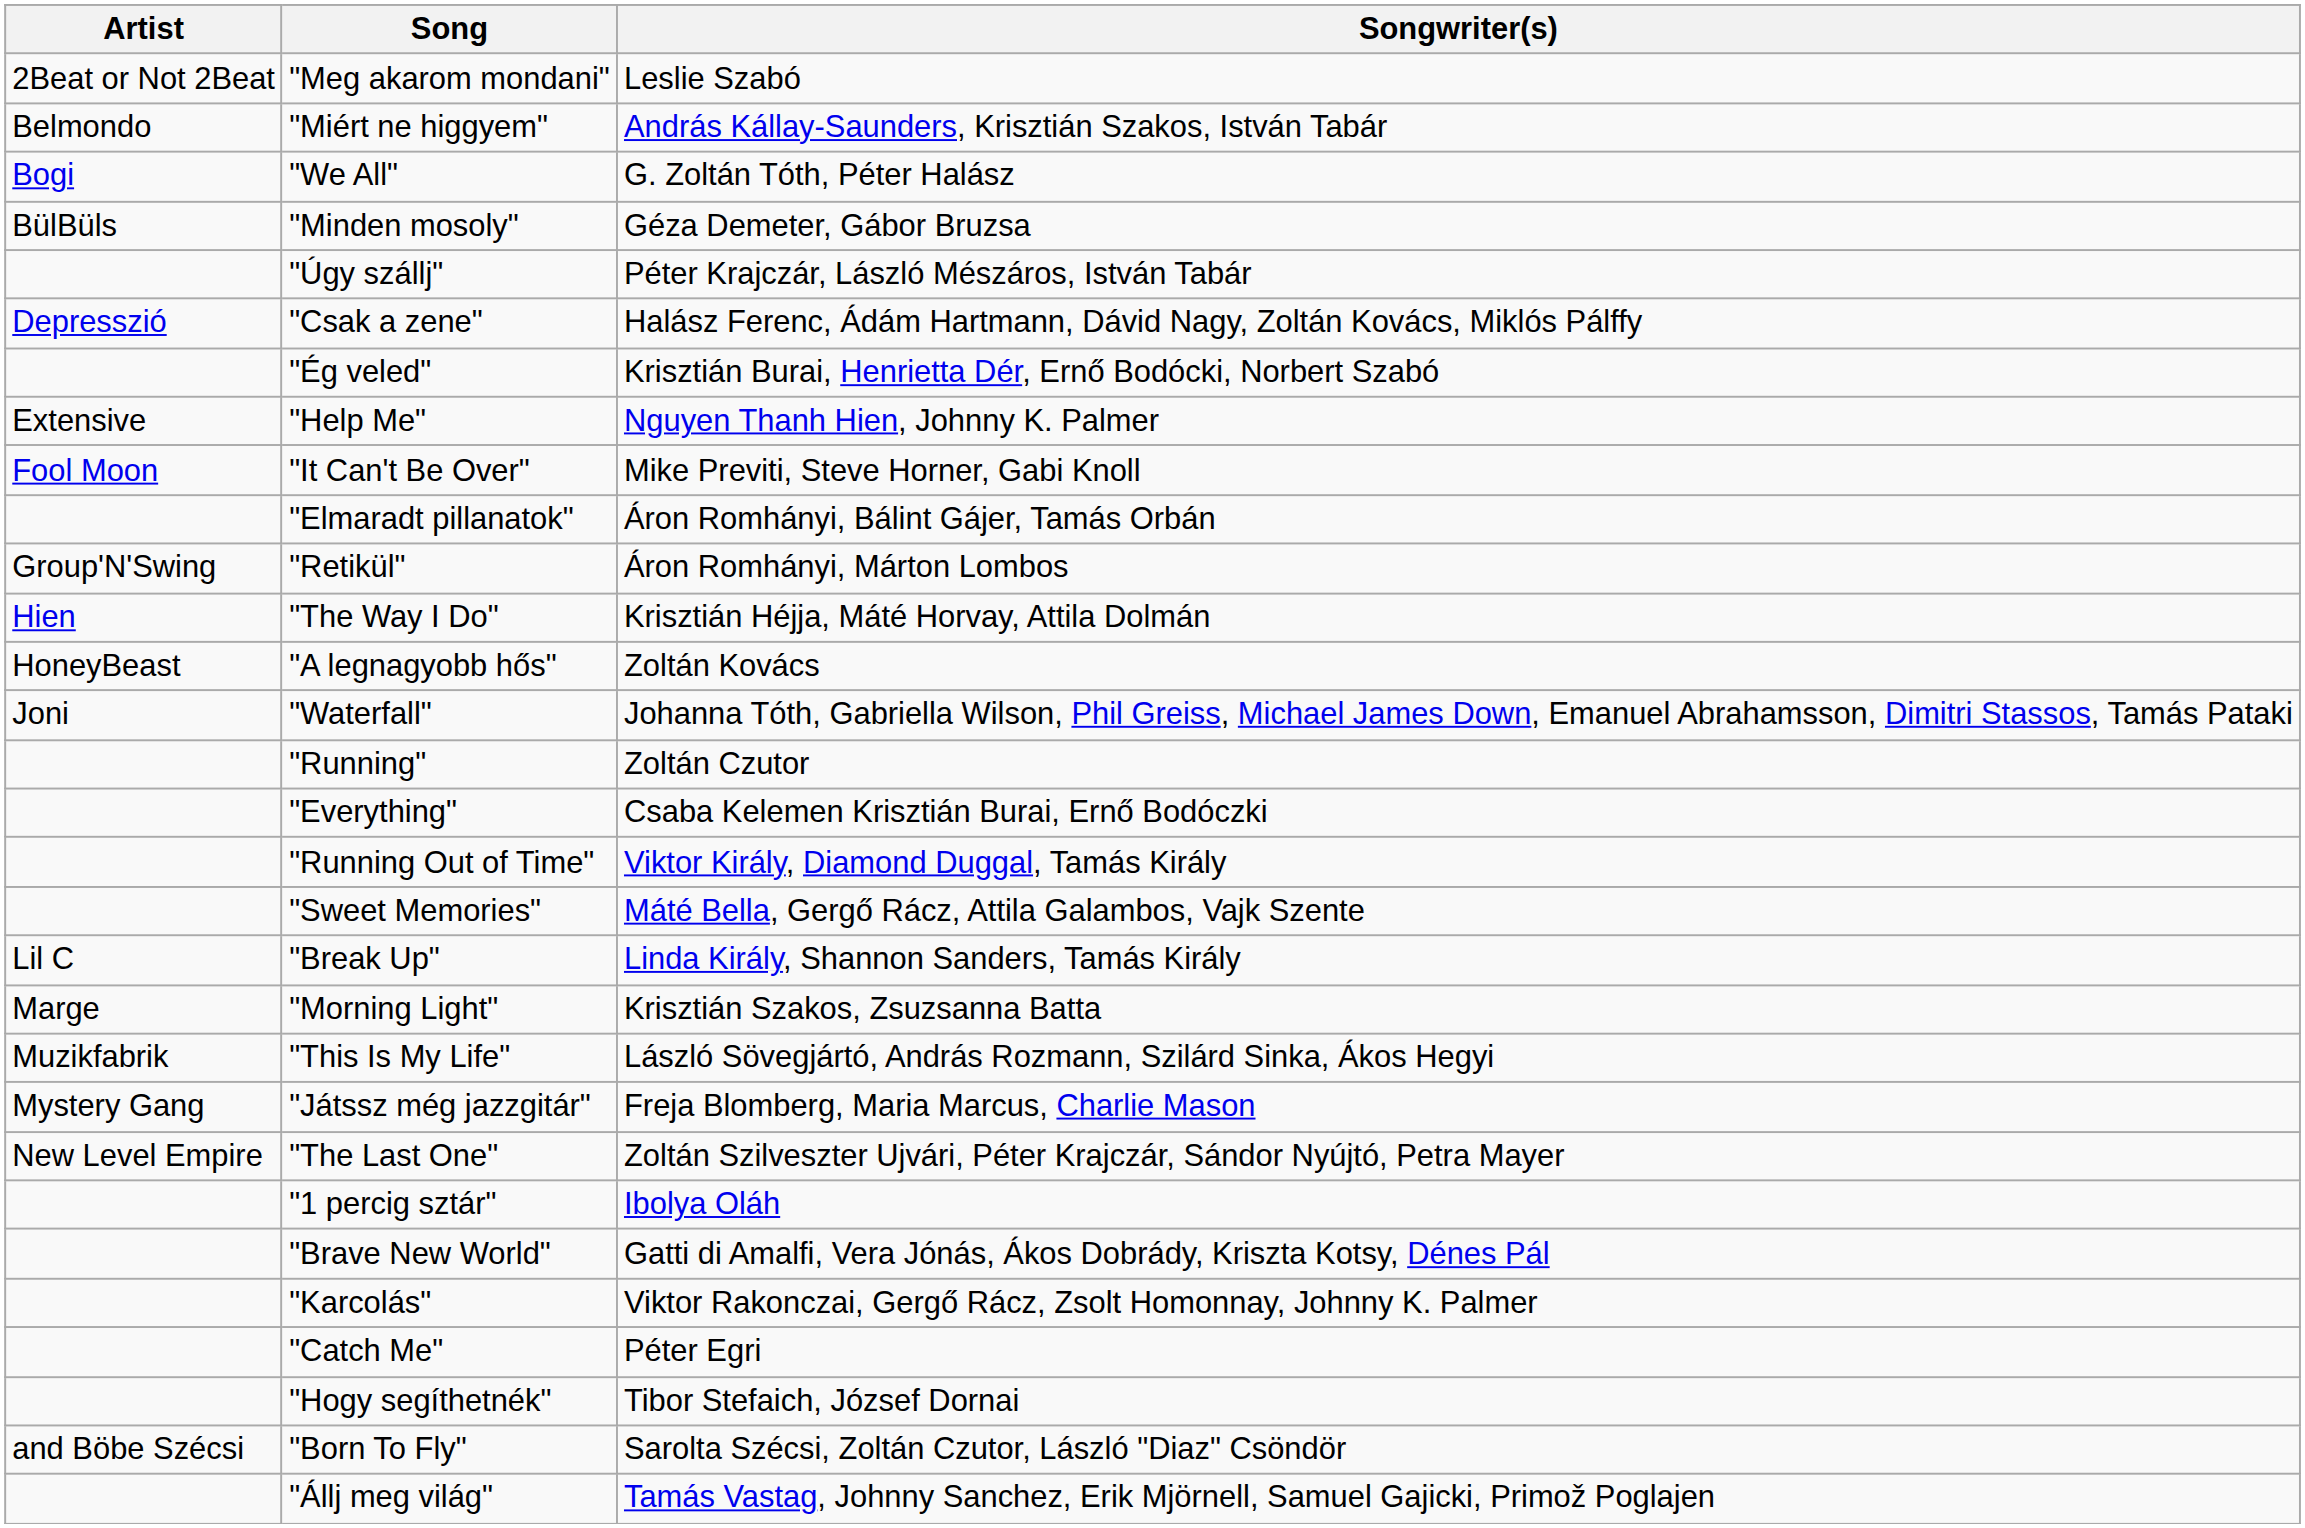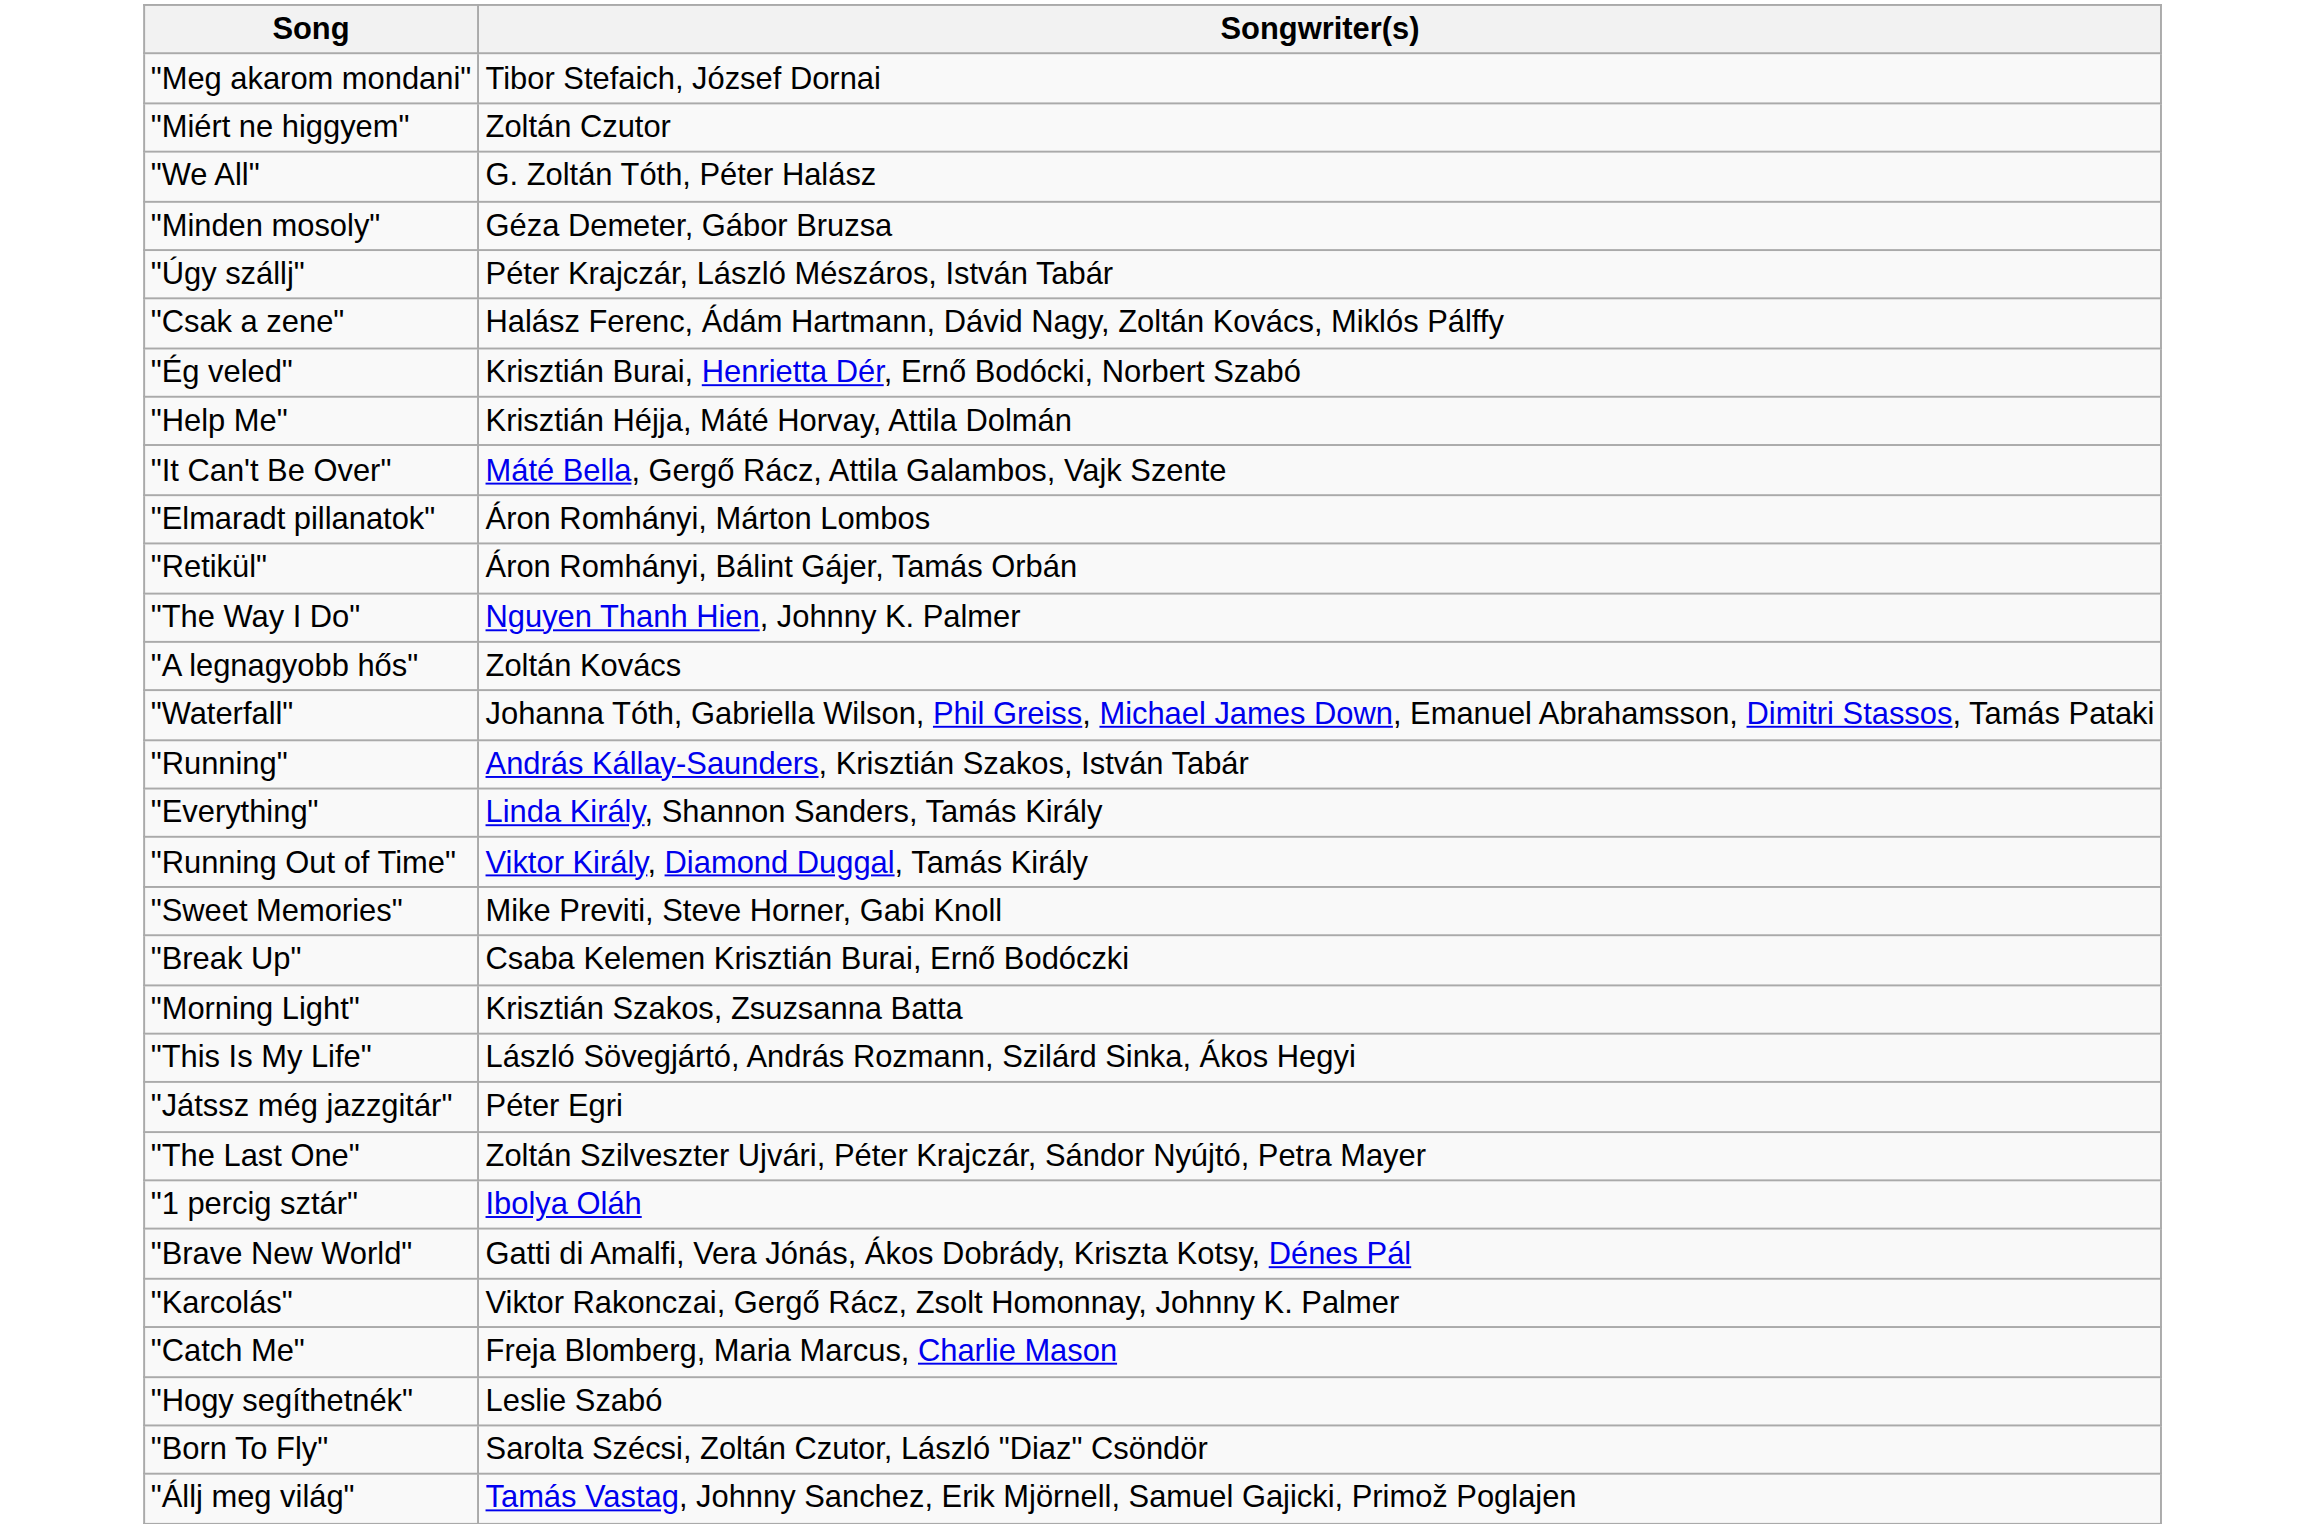- column: (144, 28)
(712, 77) Leslie Szabó -> (683, 77) Tibor Stefaich, József Dornai
(1006, 126) András Kállay-Saunders, Krisztián Szakos, István Tabár -> (578, 126) Zoltán Czutor
(891, 420) Nguyen Thanh Hien, Johnny K. Palmer -> (779, 420) Krisztián Héjja, Máté Horvay, Attila Dolmán
(882, 469) Mike Previti, Steve Horner, Gabi Knoll -> (856, 469) Máté Bella, Gergő Rácz, Attila Galambos, Vajk Szente
(920, 518) Áron Romhányi, Bálint Gájer, Tamás Orbán -> (708, 518) Áron Romhányi, Márton Lombos
(846, 567) Áron Romhányi, Márton Lombos -> (781, 567) Áron Romhányi, Bálint Gájer, Tamás Orbán
(917, 616) Krisztián Héjja, Máté Horvay, Attila Dolmán -> (753, 616) Nguyen Thanh Hien, Johnny K. Palmer
(717, 763) Zoltán Czutor -> (867, 763) András Kállay-Saunders, Krisztián Szakos, István Tabár
(946, 812) Csaba Kelemen Krisztián Burai, Ernő Bodóczki -> (794, 812) Linda Király, Shannon Sanders, Tamás Király
(994, 910) Máté Bella, Gergő Rácz, Attila Galambos, Vajk Szente -> (744, 910) Mike Previti, Steve Horner, Gabi Knoll
(932, 959) Linda Király, Shannon Sanders, Tamás Király -> (807, 959) Csaba Kelemen Krisztián Burai, Ernő Bodóczki
(940, 1106) Freja Blomberg, Maria Marcus, Charlie Mason -> (554, 1106) Péter Egri
(693, 1351) Péter Egri -> (801, 1351) Freja Blomberg, Maria Marcus, Charlie Mason
(822, 1400) Tibor Stefaich, József Dornai -> (574, 1400) Leslie Szabó
